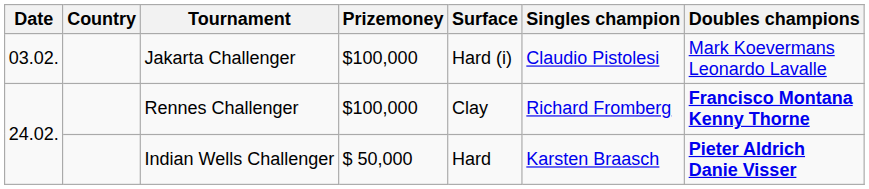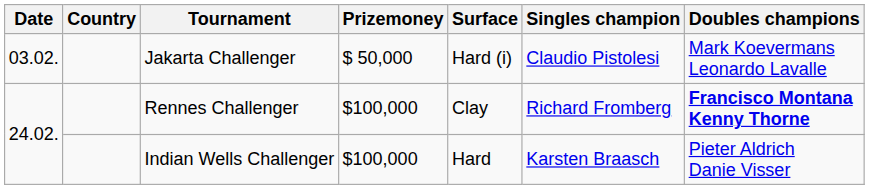(380, 58) $100,000 -> (378, 58) $ 50,000
(378, 158) $ 50,000 -> (380, 158) $100,000
(747, 158) bold -> (742, 158) normal
